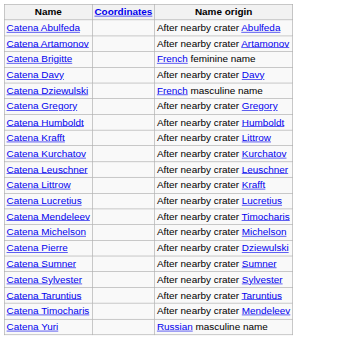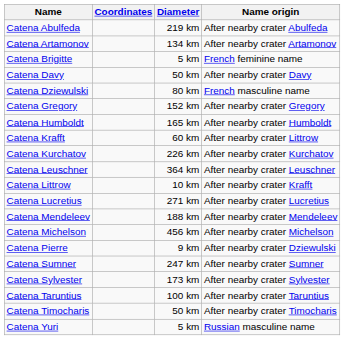+ column: (178, 12)
(223, 216) After nearby crater Timocharis -> (271, 216) After nearby crater Mendeleev
(224, 311) After nearby crater Mendeleev -> (270, 311) After nearby crater Timocharis
